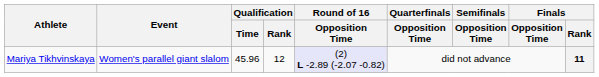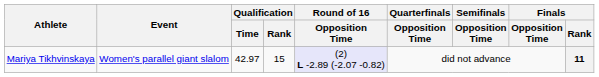(247, 60) 45.96 -> (247, 60) 42.97
(279, 60) 12 -> (279, 60) 15
